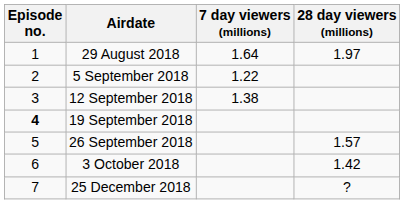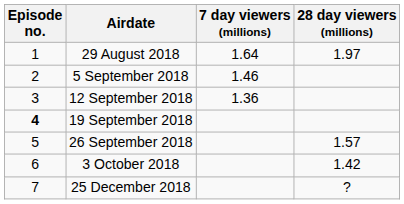(245, 76) 1.22 -> (245, 76) 1.46
(245, 98) 1.38 -> (245, 98) 1.36
